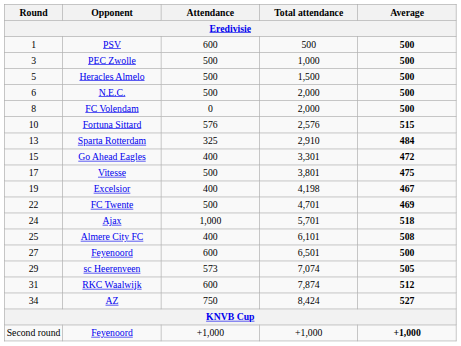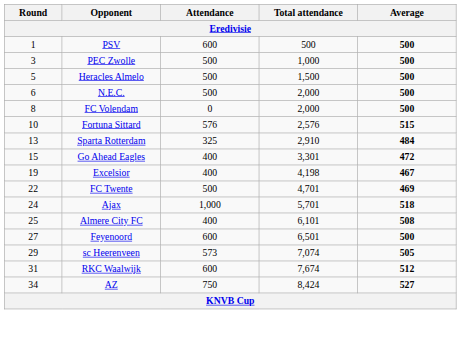- row: (34, 173)
(309, 285) 7,874 -> (308, 269) 7,674
- row: (34, 333)
